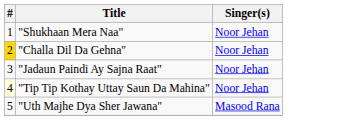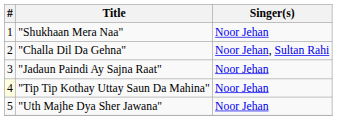(10, 50) gold background -> (10, 50) no background
(242, 50) Noor Jehan -> (272, 50) Noor Jehan, Sultan Rahi
(247, 106) Masood Rana -> (242, 106) Noor Jehan
